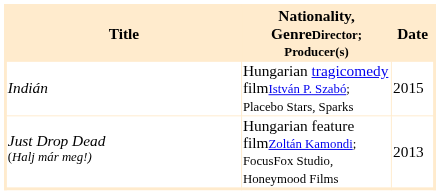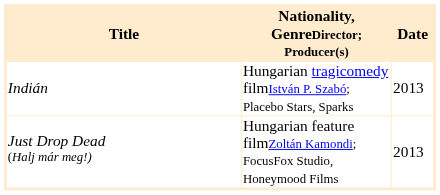(408, 88) 2015 -> (408, 88) 2013
